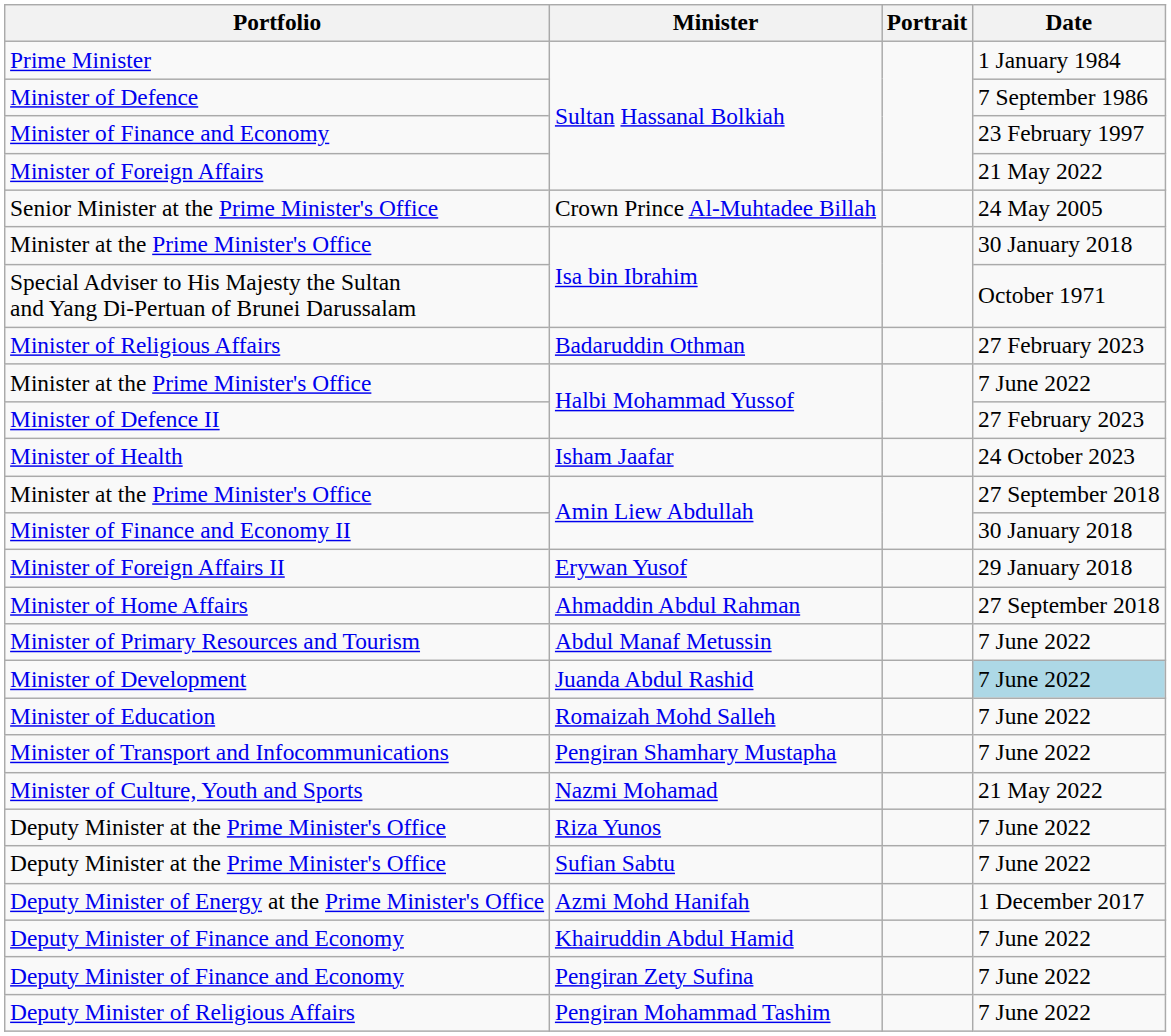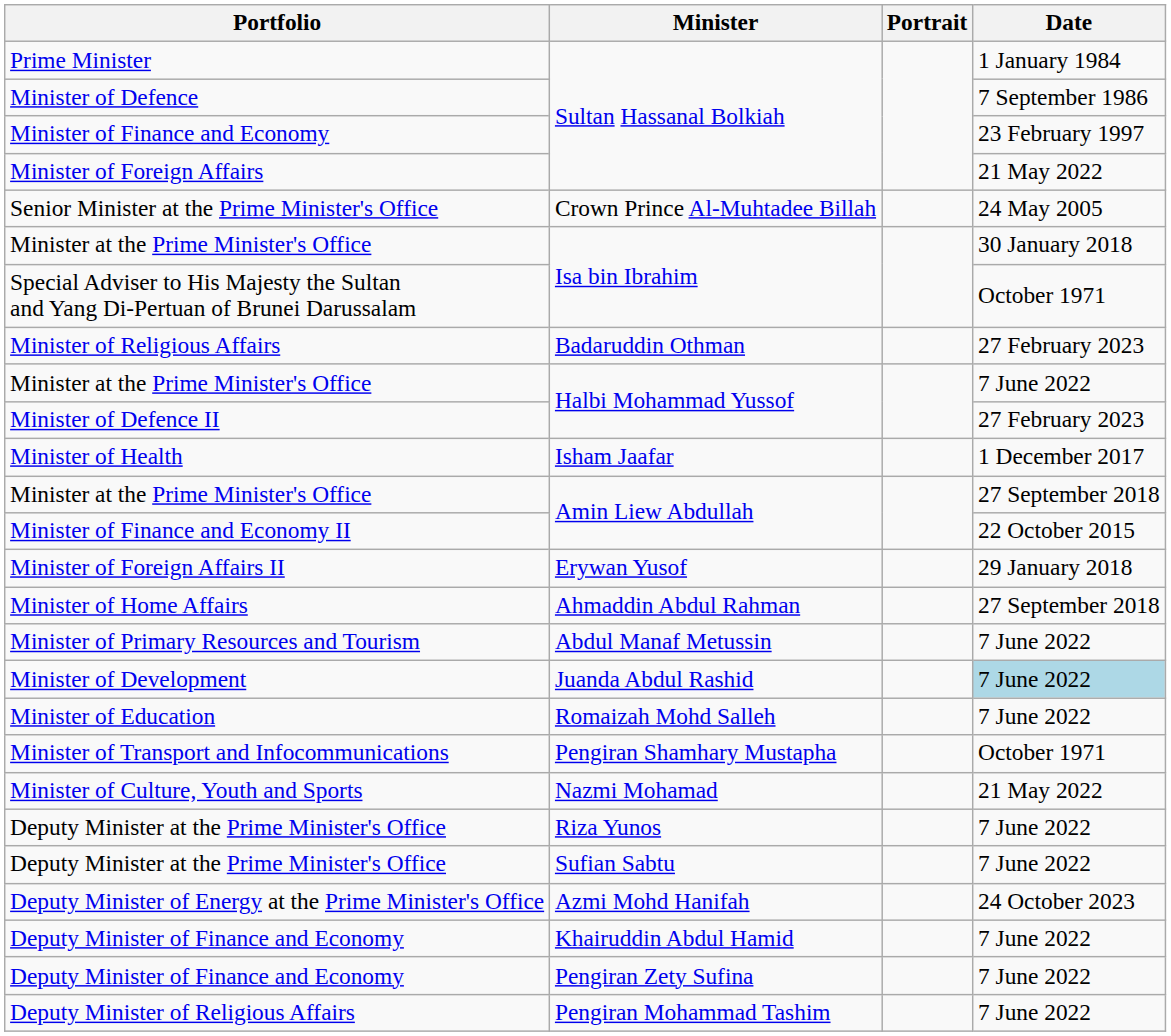(1057, 456) 24 October 2023 -> (1061, 456) 1 December 2017
(1055, 530) 30 January 2018 -> (1057, 530) 22 October 2015
(1034, 753) 7 June 2022 -> (1042, 753) October 1971
(1061, 901) 1 December 2017 -> (1057, 901) 24 October 2023
